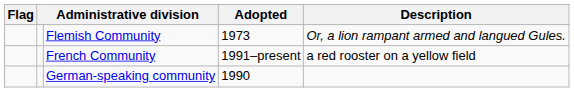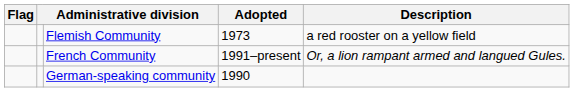(436, 35) Or, a lion rampant armed and langued Gules. -> (391, 35) a red rooster on a yellow field
(391, 55) a red rooster on a yellow field -> (436, 55) Or, a lion rampant armed and langued Gules.
